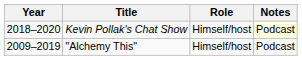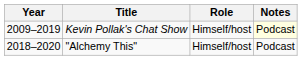(34, 30) 2018–2020 -> (34, 30) 2009–2019
(34, 47) 2009–2019 -> (34, 47) 2018–2020
